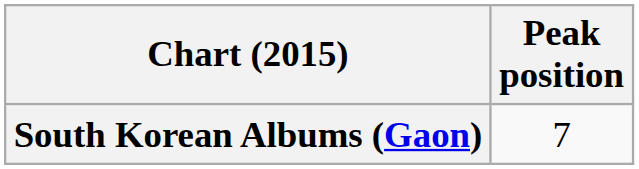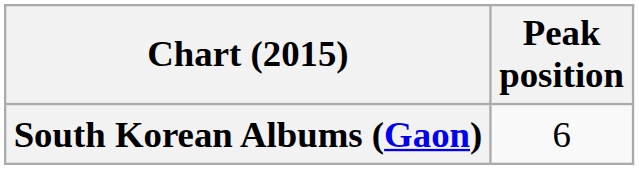(562, 133) 7 -> (562, 133) 6
